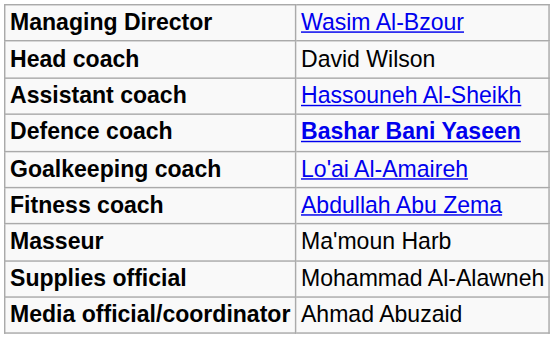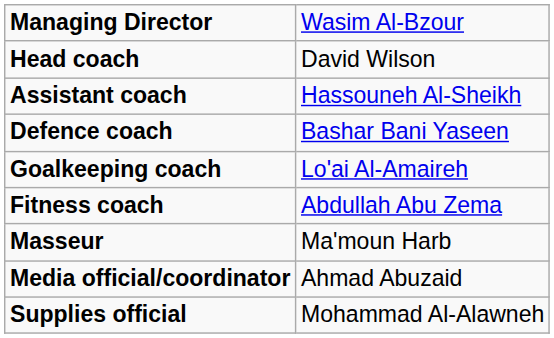(411, 132) bold -> (405, 132) normal
rows swapped: (98, 278) <-> (150, 315)
